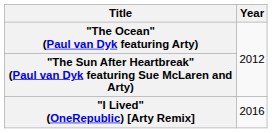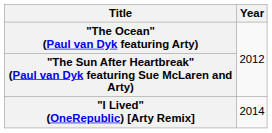(252, 112) 2016 -> (252, 112) 2014
